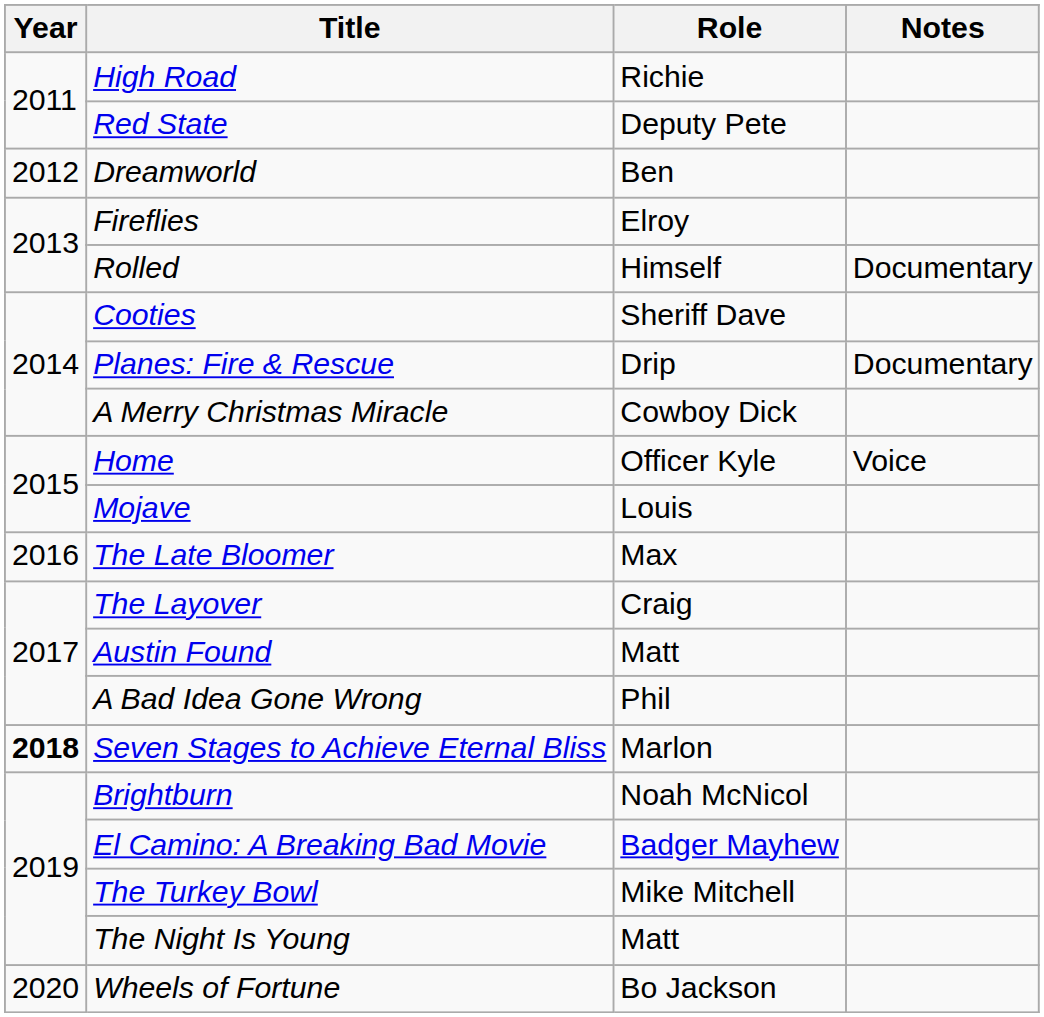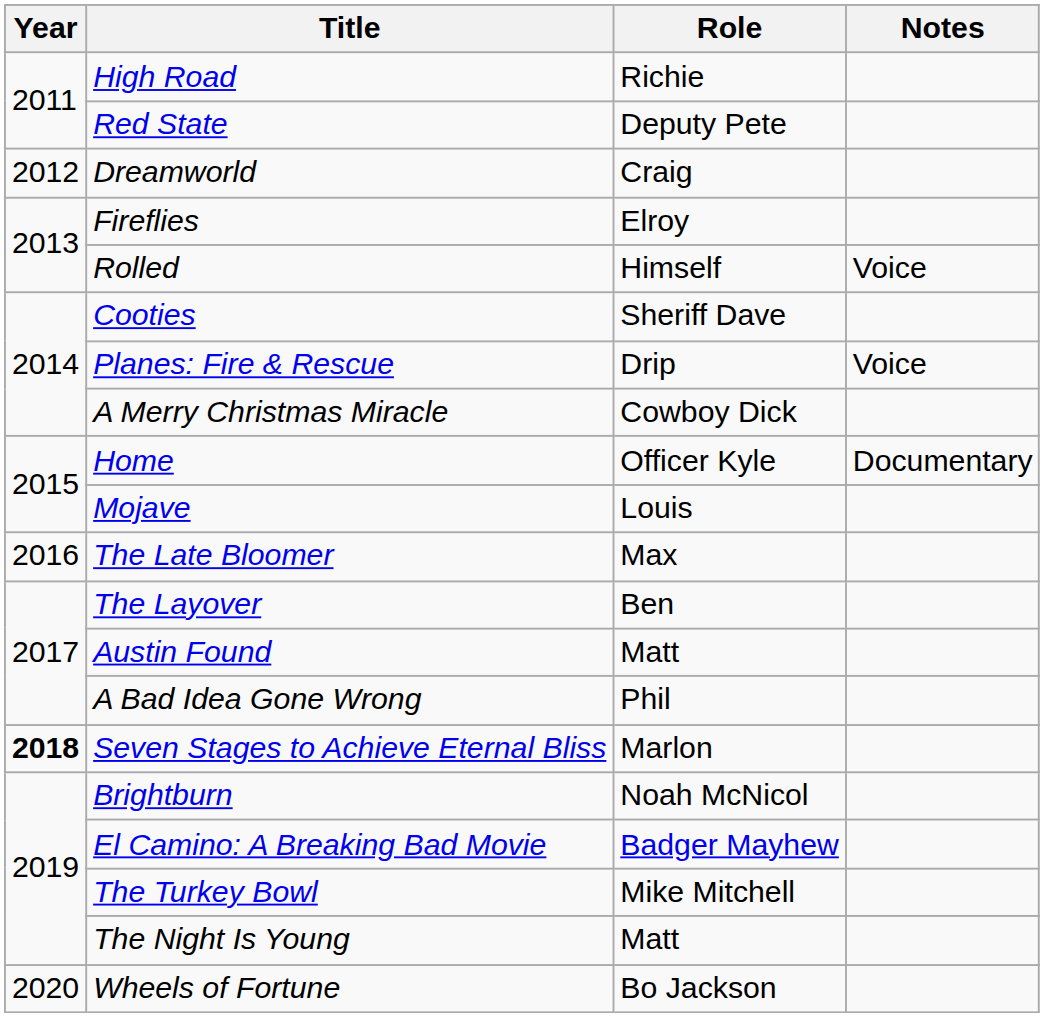(647, 172) Ben -> (656, 172) Craig
(943, 268) Documentary -> (890, 268) Voice
(943, 364) Documentary -> (890, 364) Voice
(890, 460) Voice -> (943, 460) Documentary
(656, 603) Craig -> (647, 603) Ben
